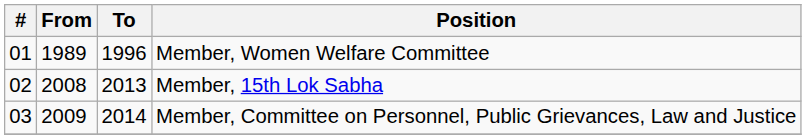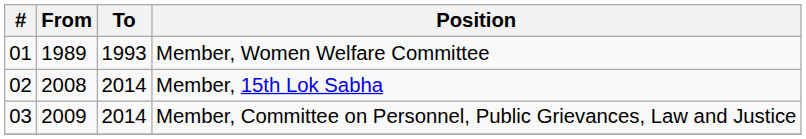(124, 52) 1996 -> (124, 52) 1993
(124, 85) 2013 -> (124, 85) 2014
